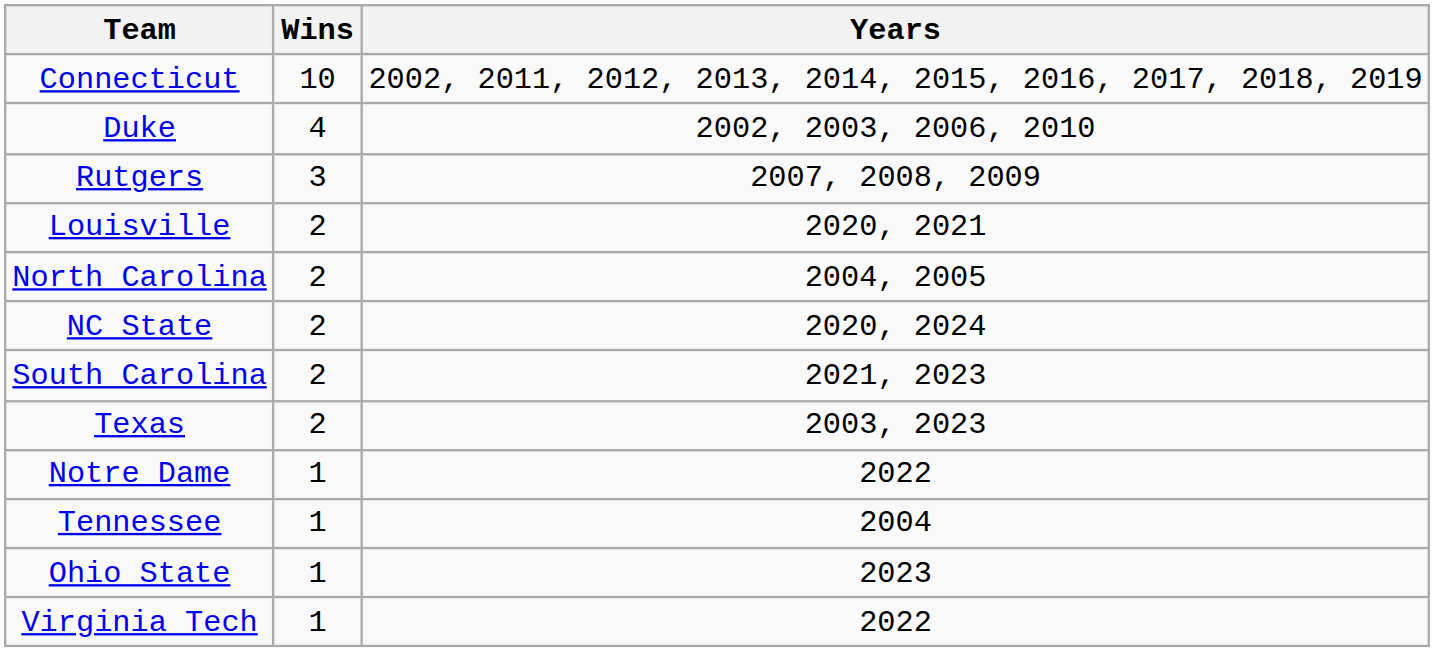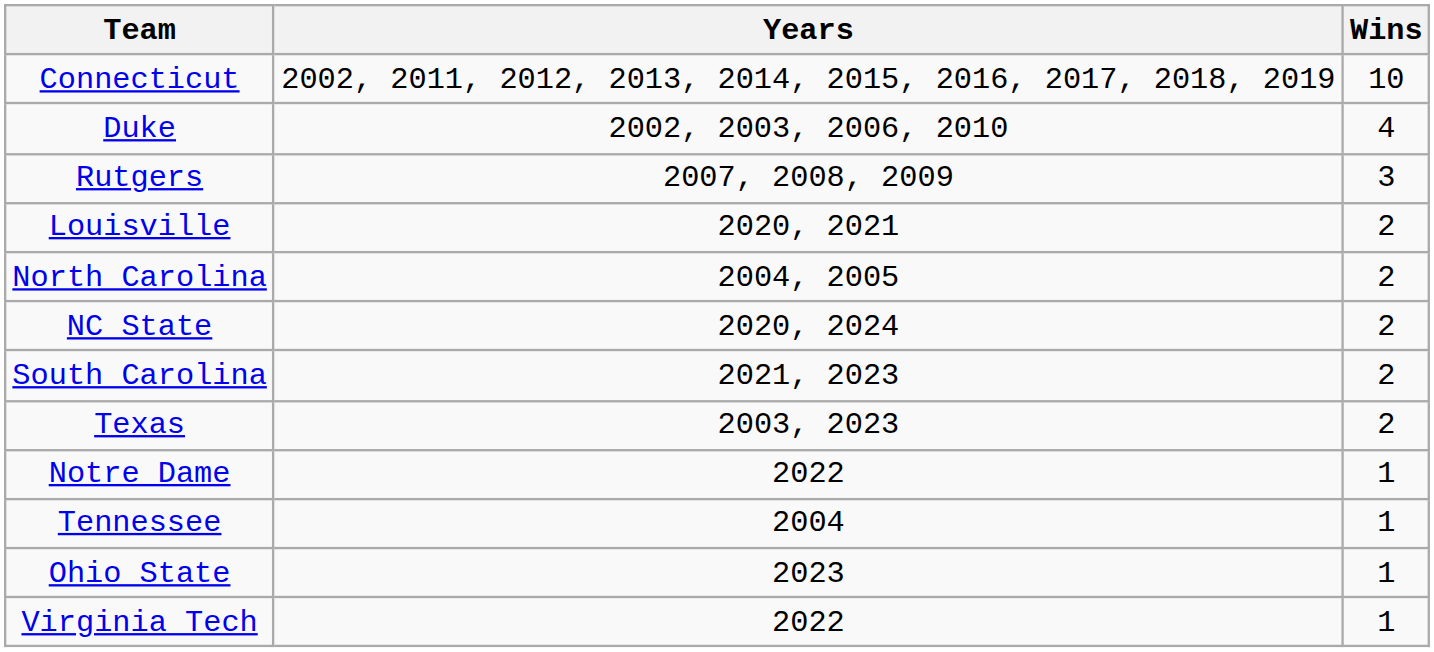columns swapped: (318, 30) <-> (896, 30)
